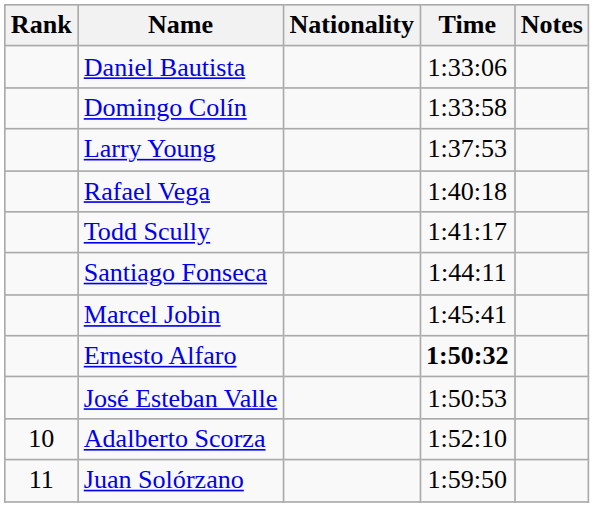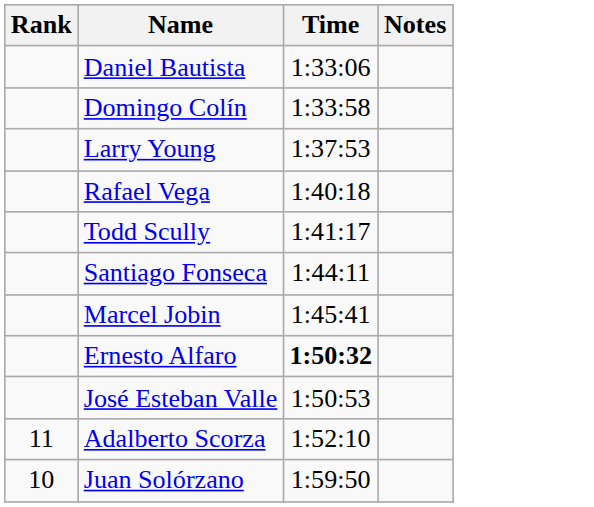- column: (352, 25)
(41, 438) 10 -> (41, 438) 11
(41, 480) 11 -> (41, 480) 10
